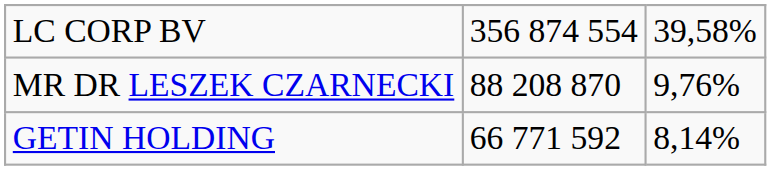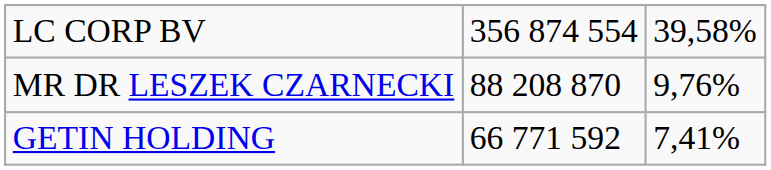(697, 137) 8,14% -> (697, 137) 7,41%
